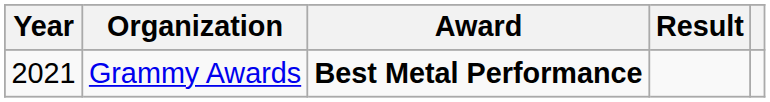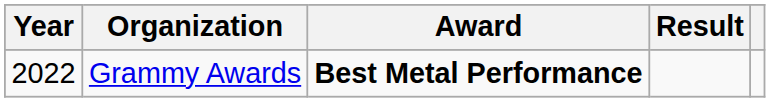(44, 73) 2021 -> (44, 73) 2022
